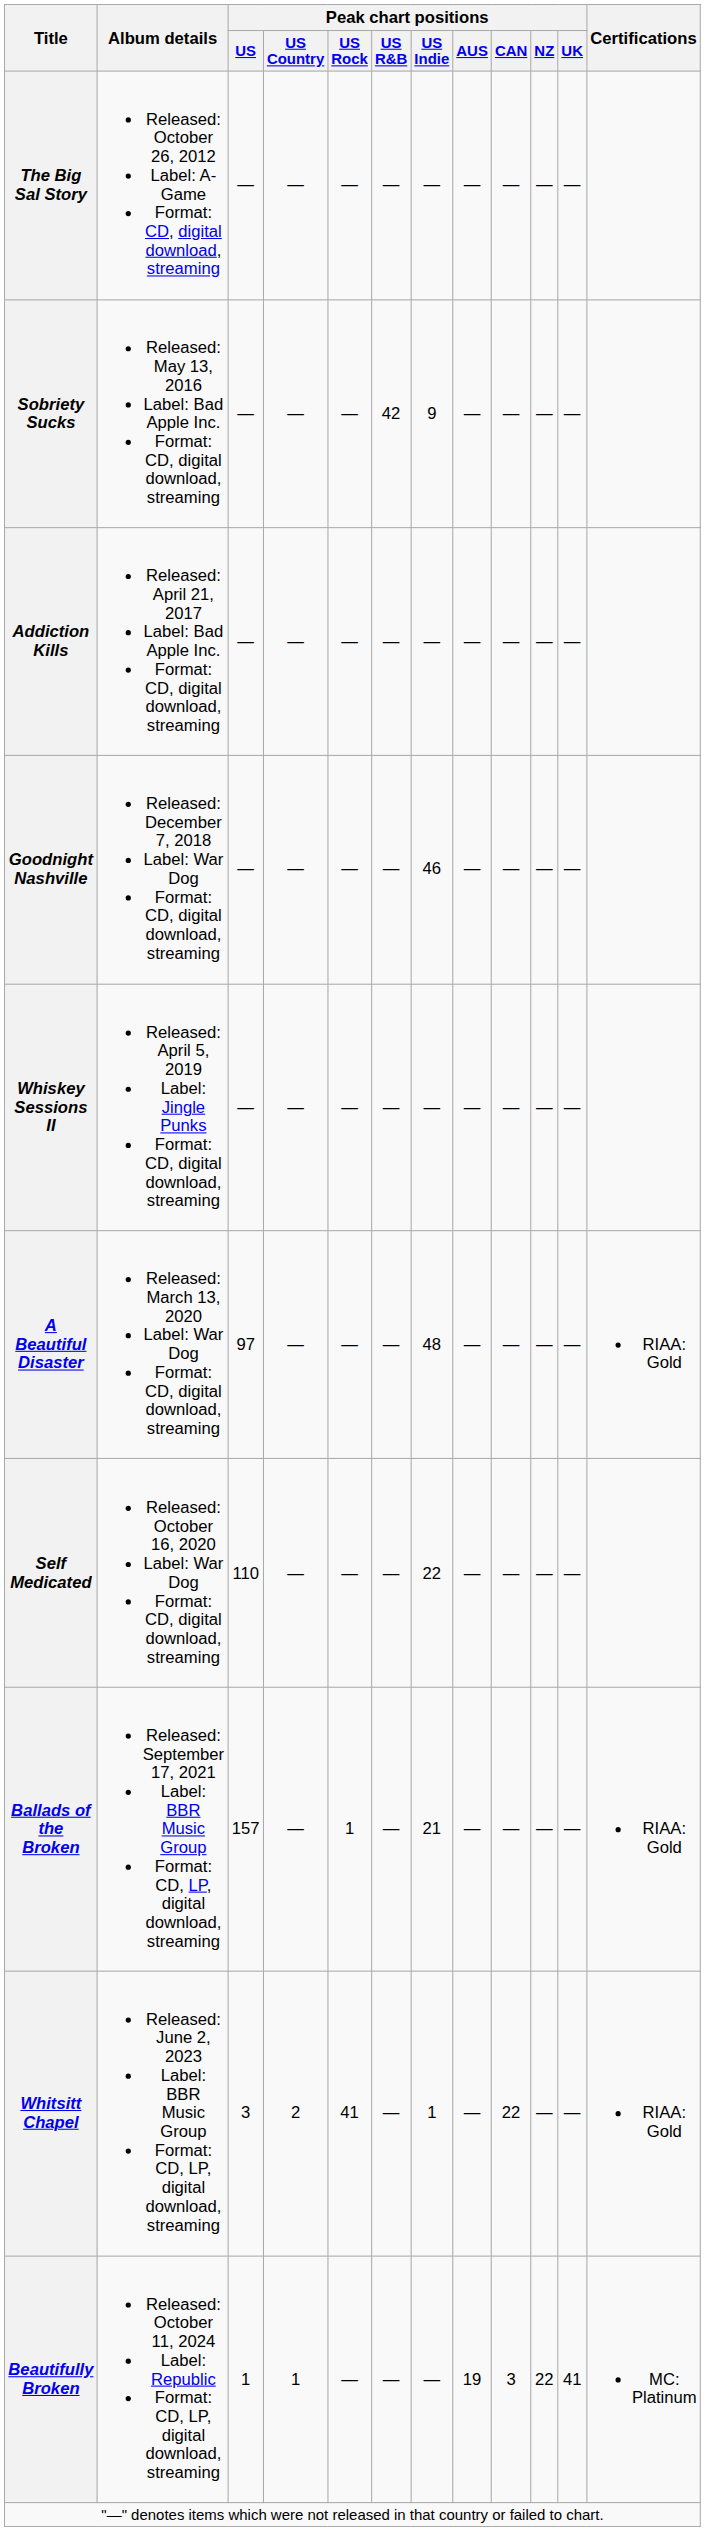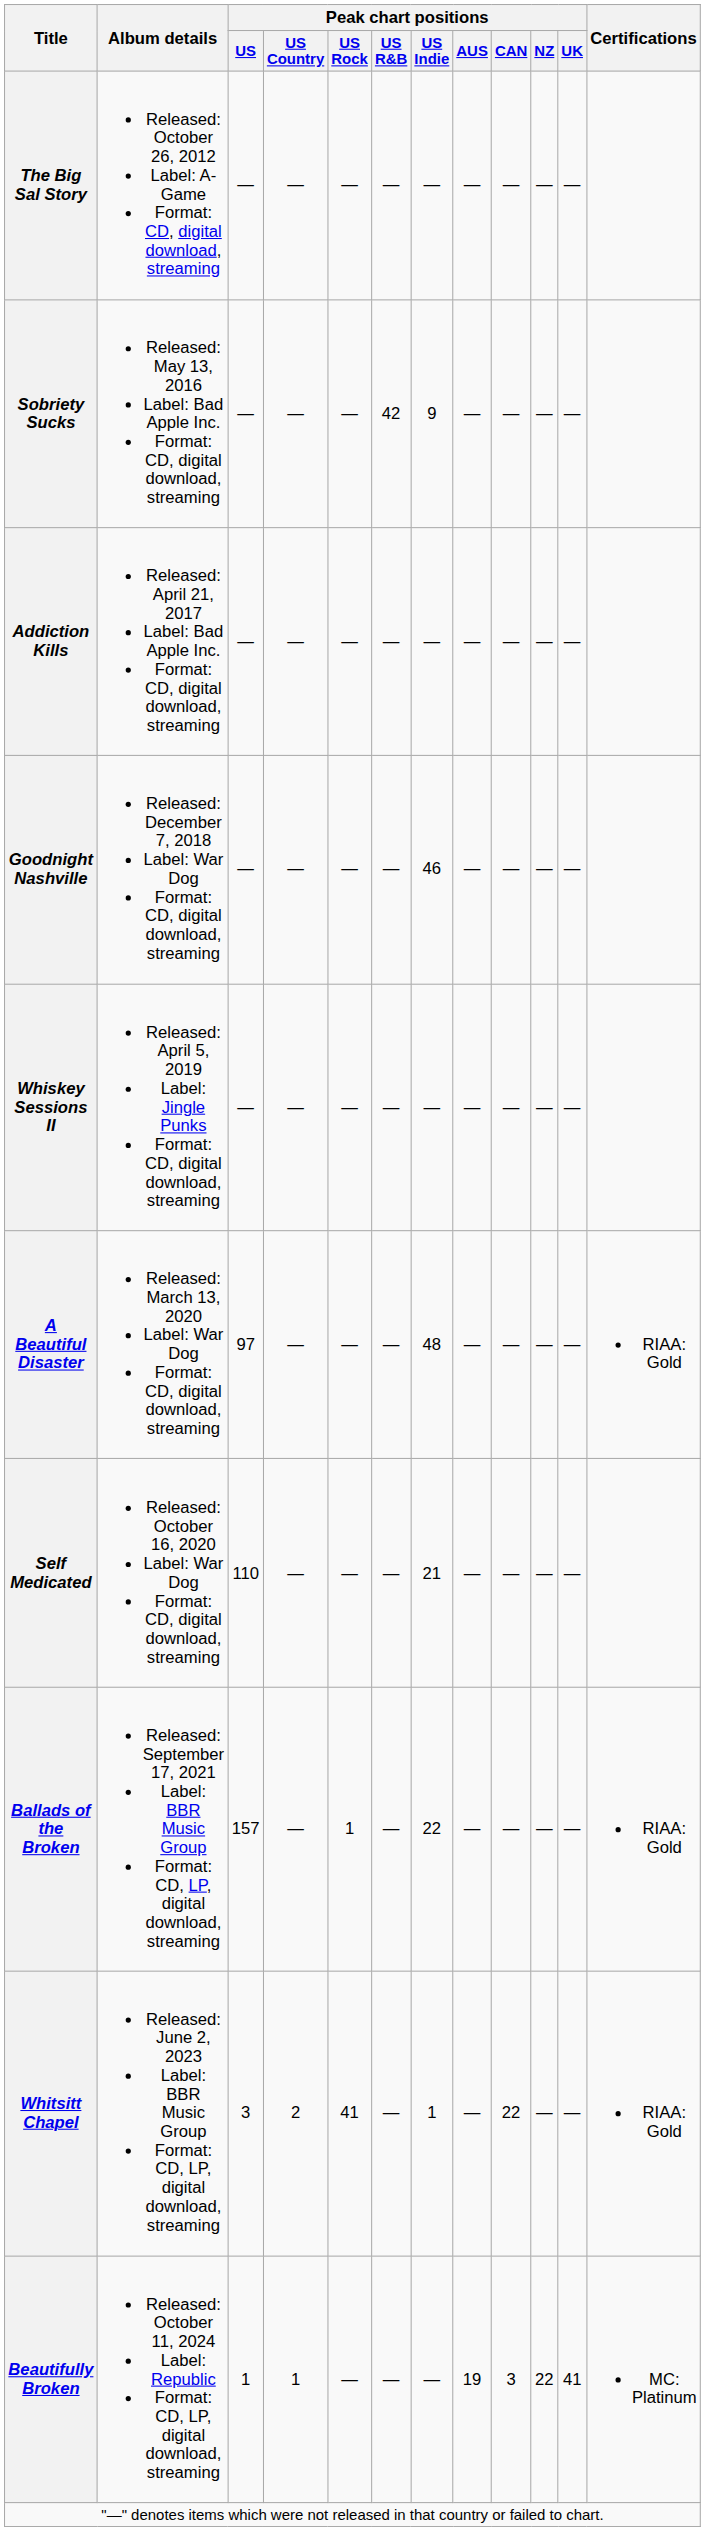(432, 1572) 22 -> (432, 1572) 21
(432, 1829) 21 -> (432, 1829) 22
